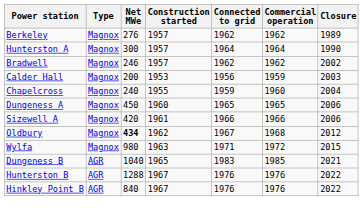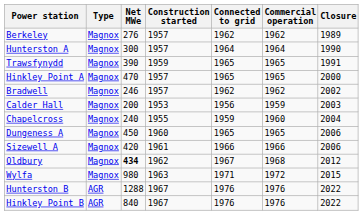+ row: (35, 63)
+ row: (45, 77)
- row: (35, 161)
